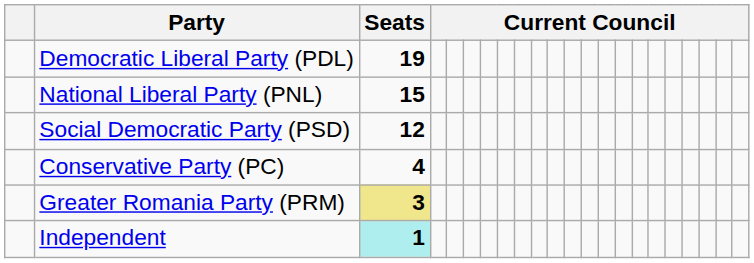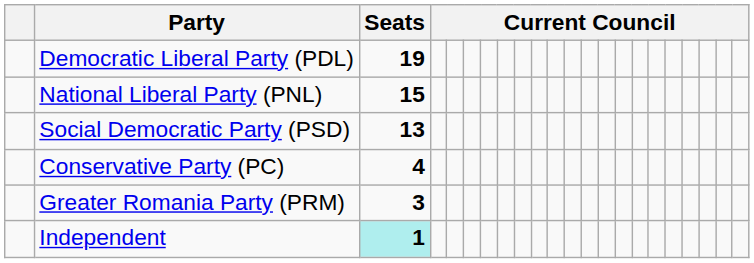(412, 130) 12 -> (412, 130) 13
(419, 202) khaki background -> (419, 202) no background
